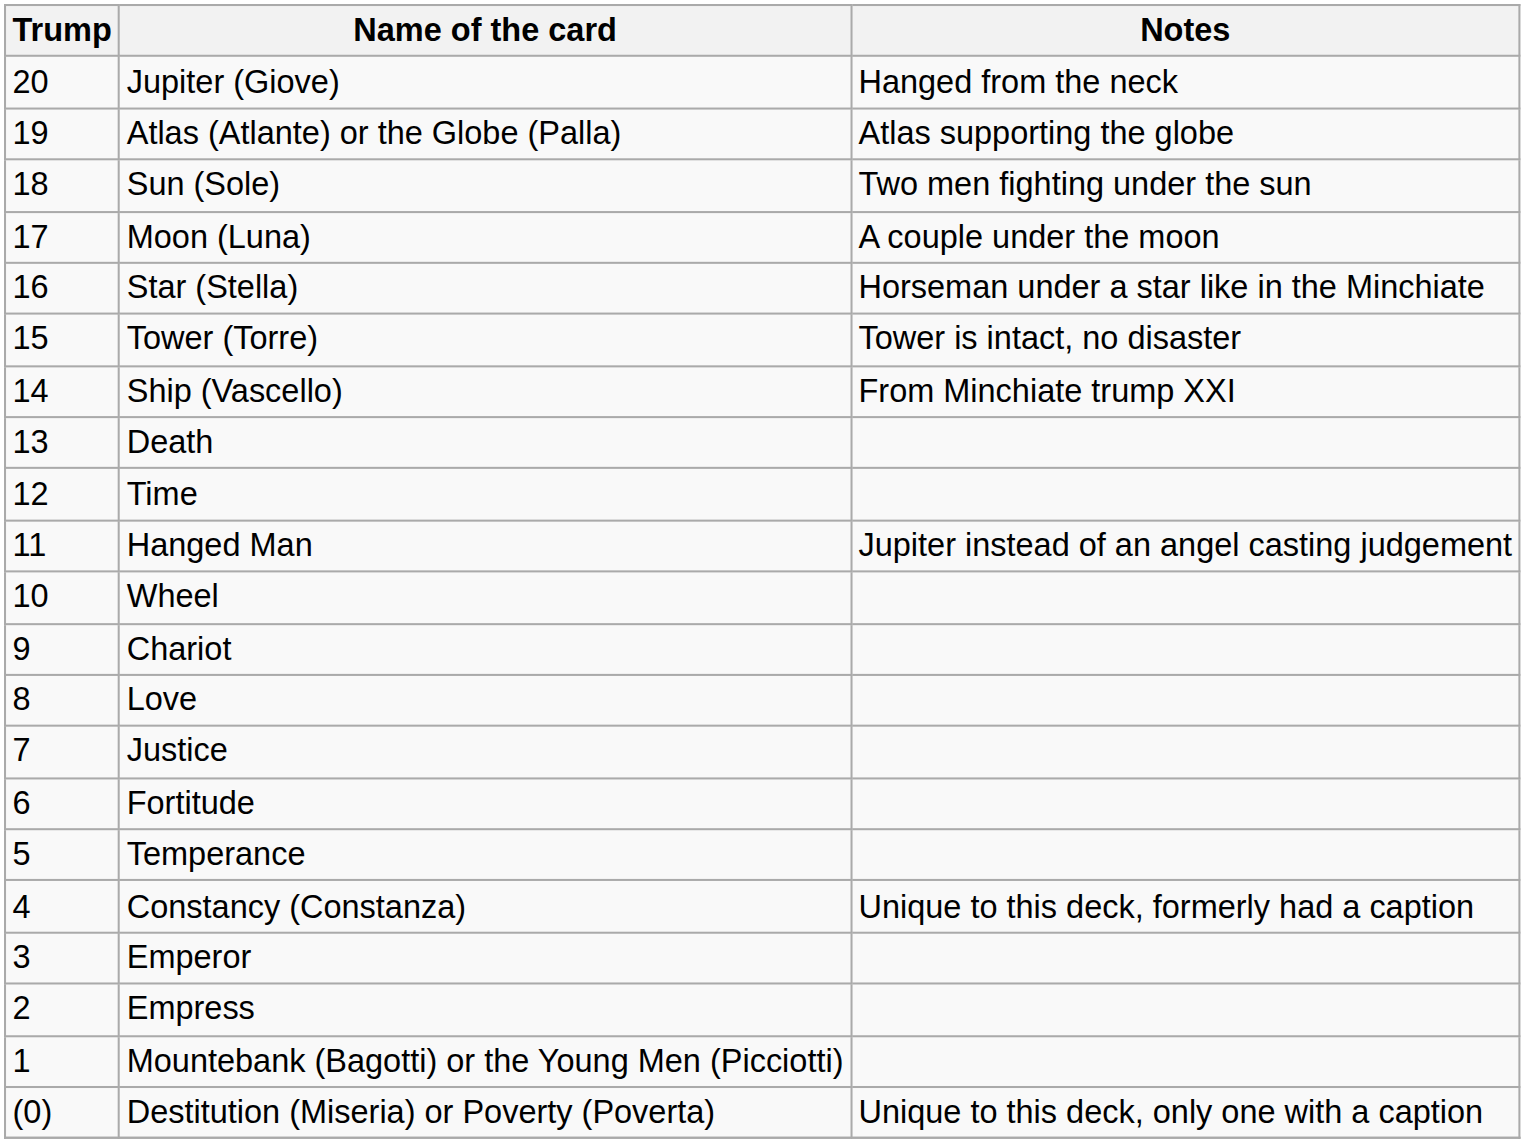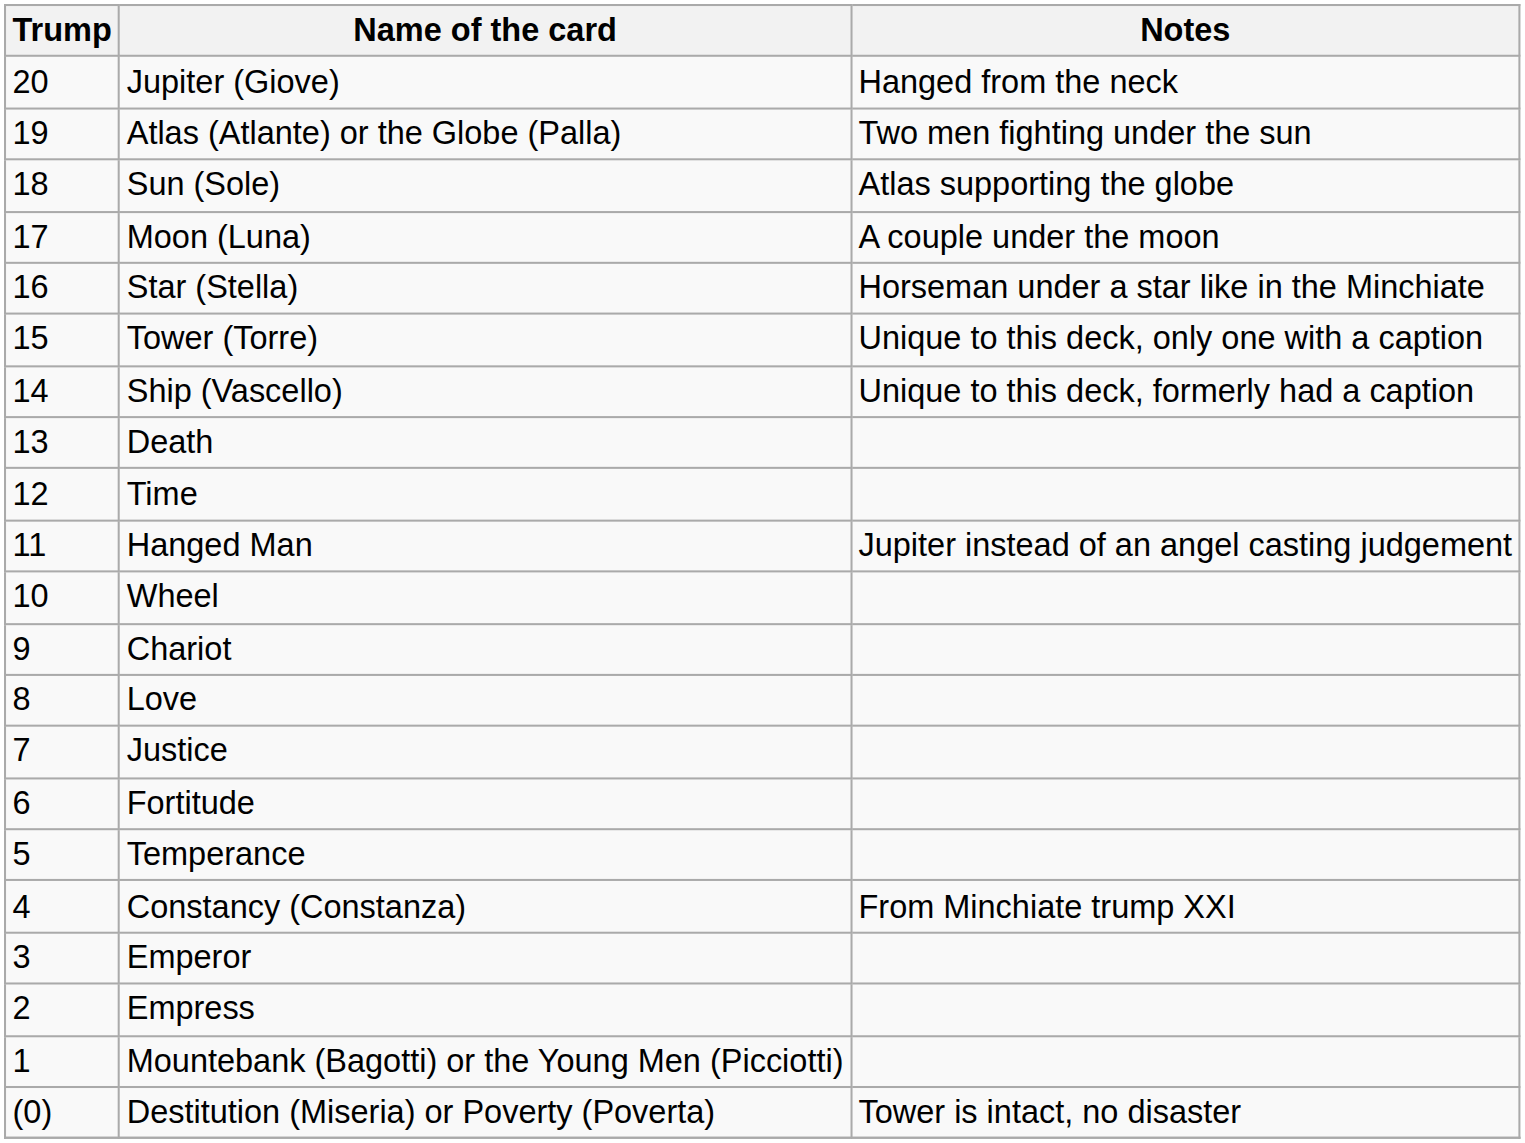(1046, 133) Atlas supporting the globe -> (1085, 133) Two men fighting under the sun
(1085, 184) Two men fighting under the sun -> (1046, 184) Atlas supporting the globe
(1050, 339) Tower is intact, no disaster -> (1171, 339) Unique to this deck, only one with a caption
(1047, 390) From Minchiate trump XXI -> (1166, 390) Unique to this deck, formerly had a caption
(1166, 905) Unique to this deck, formerly had a caption -> (1047, 905) From Minchiate trump XXI
(1171, 1111) Unique to this deck, only one with a caption -> (1050, 1111) Tower is intact, no disaster
